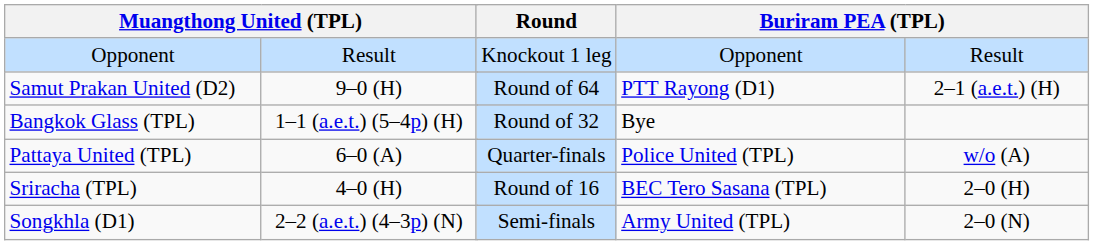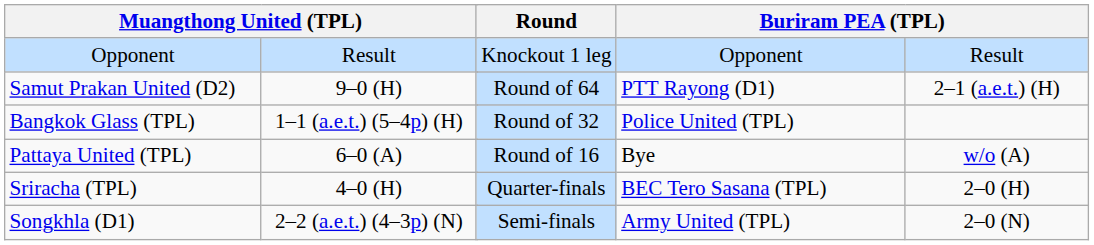(638, 121) Bye -> (707, 121) Police United (TPL)
(546, 155) Quarter-finals -> (546, 155) Round of 16
(707, 155) Police United (TPL) -> (638, 155) Bye
(546, 188) Round of 16 -> (546, 188) Quarter-finals
